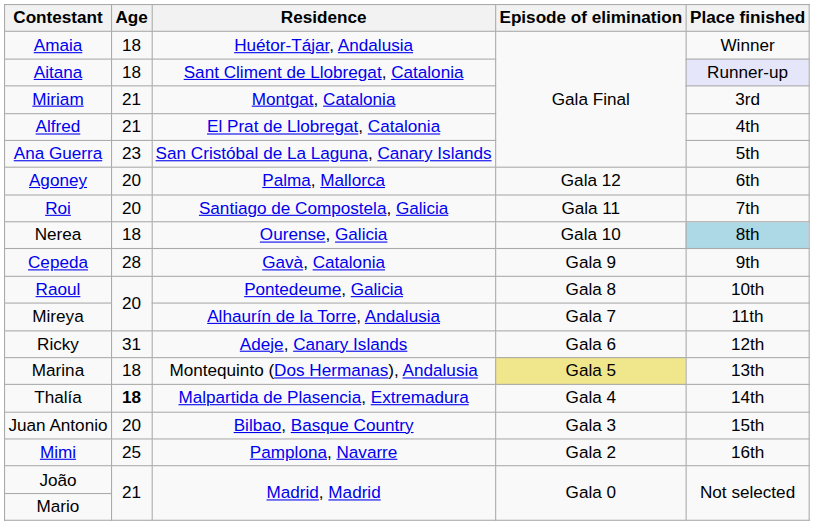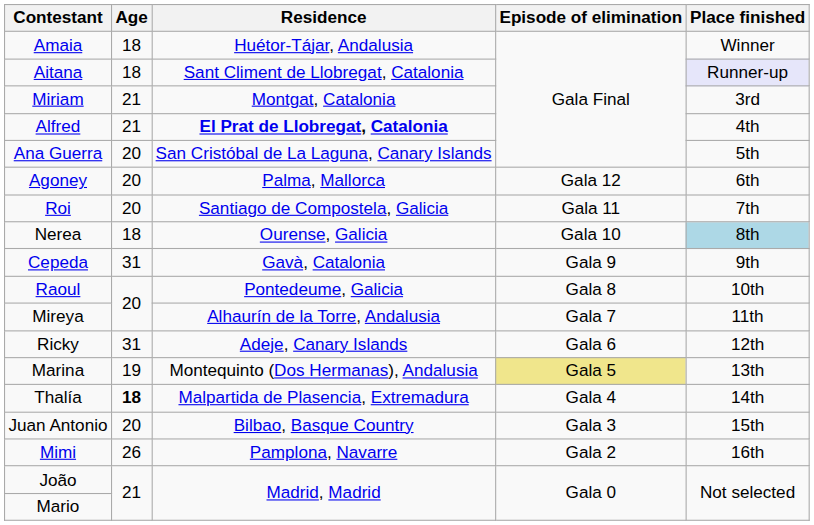(324, 126) normal -> (324, 126) bold
(132, 153) 23 -> (132, 153) 20
(132, 262) 28 -> (132, 262) 31
(132, 371) 18 -> (132, 371) 19
(132, 452) 25 -> (132, 452) 26
